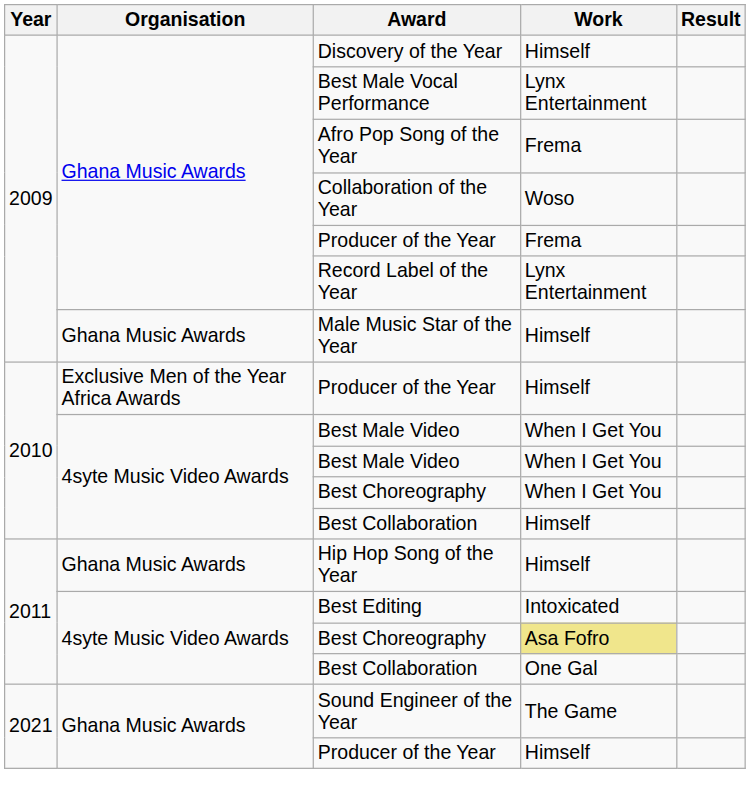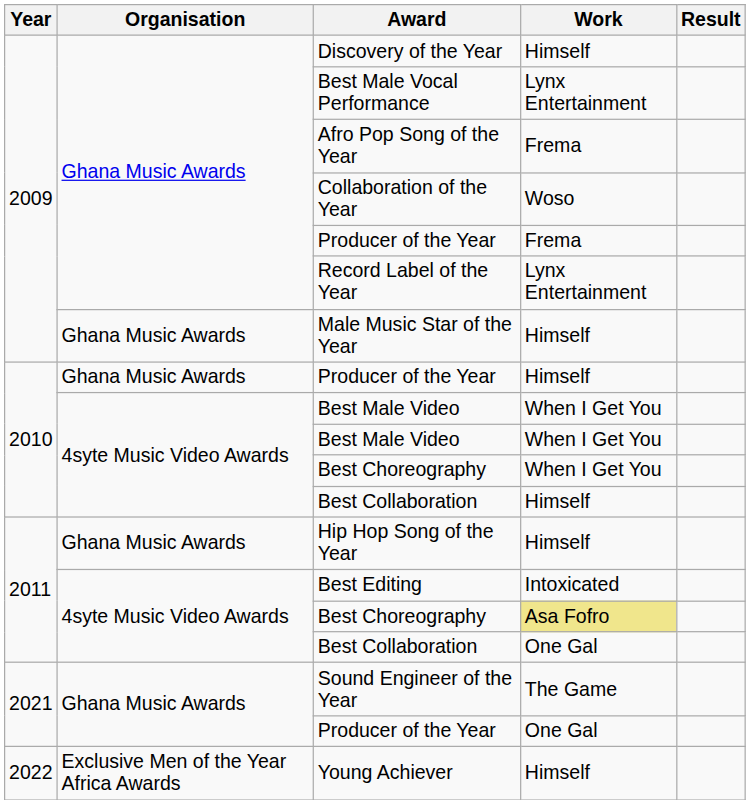(174, 388) Exclusive Men of the Year Africa Awards -> (154, 377) Ghana Music Awards
(557, 752) Himself -> (561, 730) One Gal
+ row: (31, 772)
